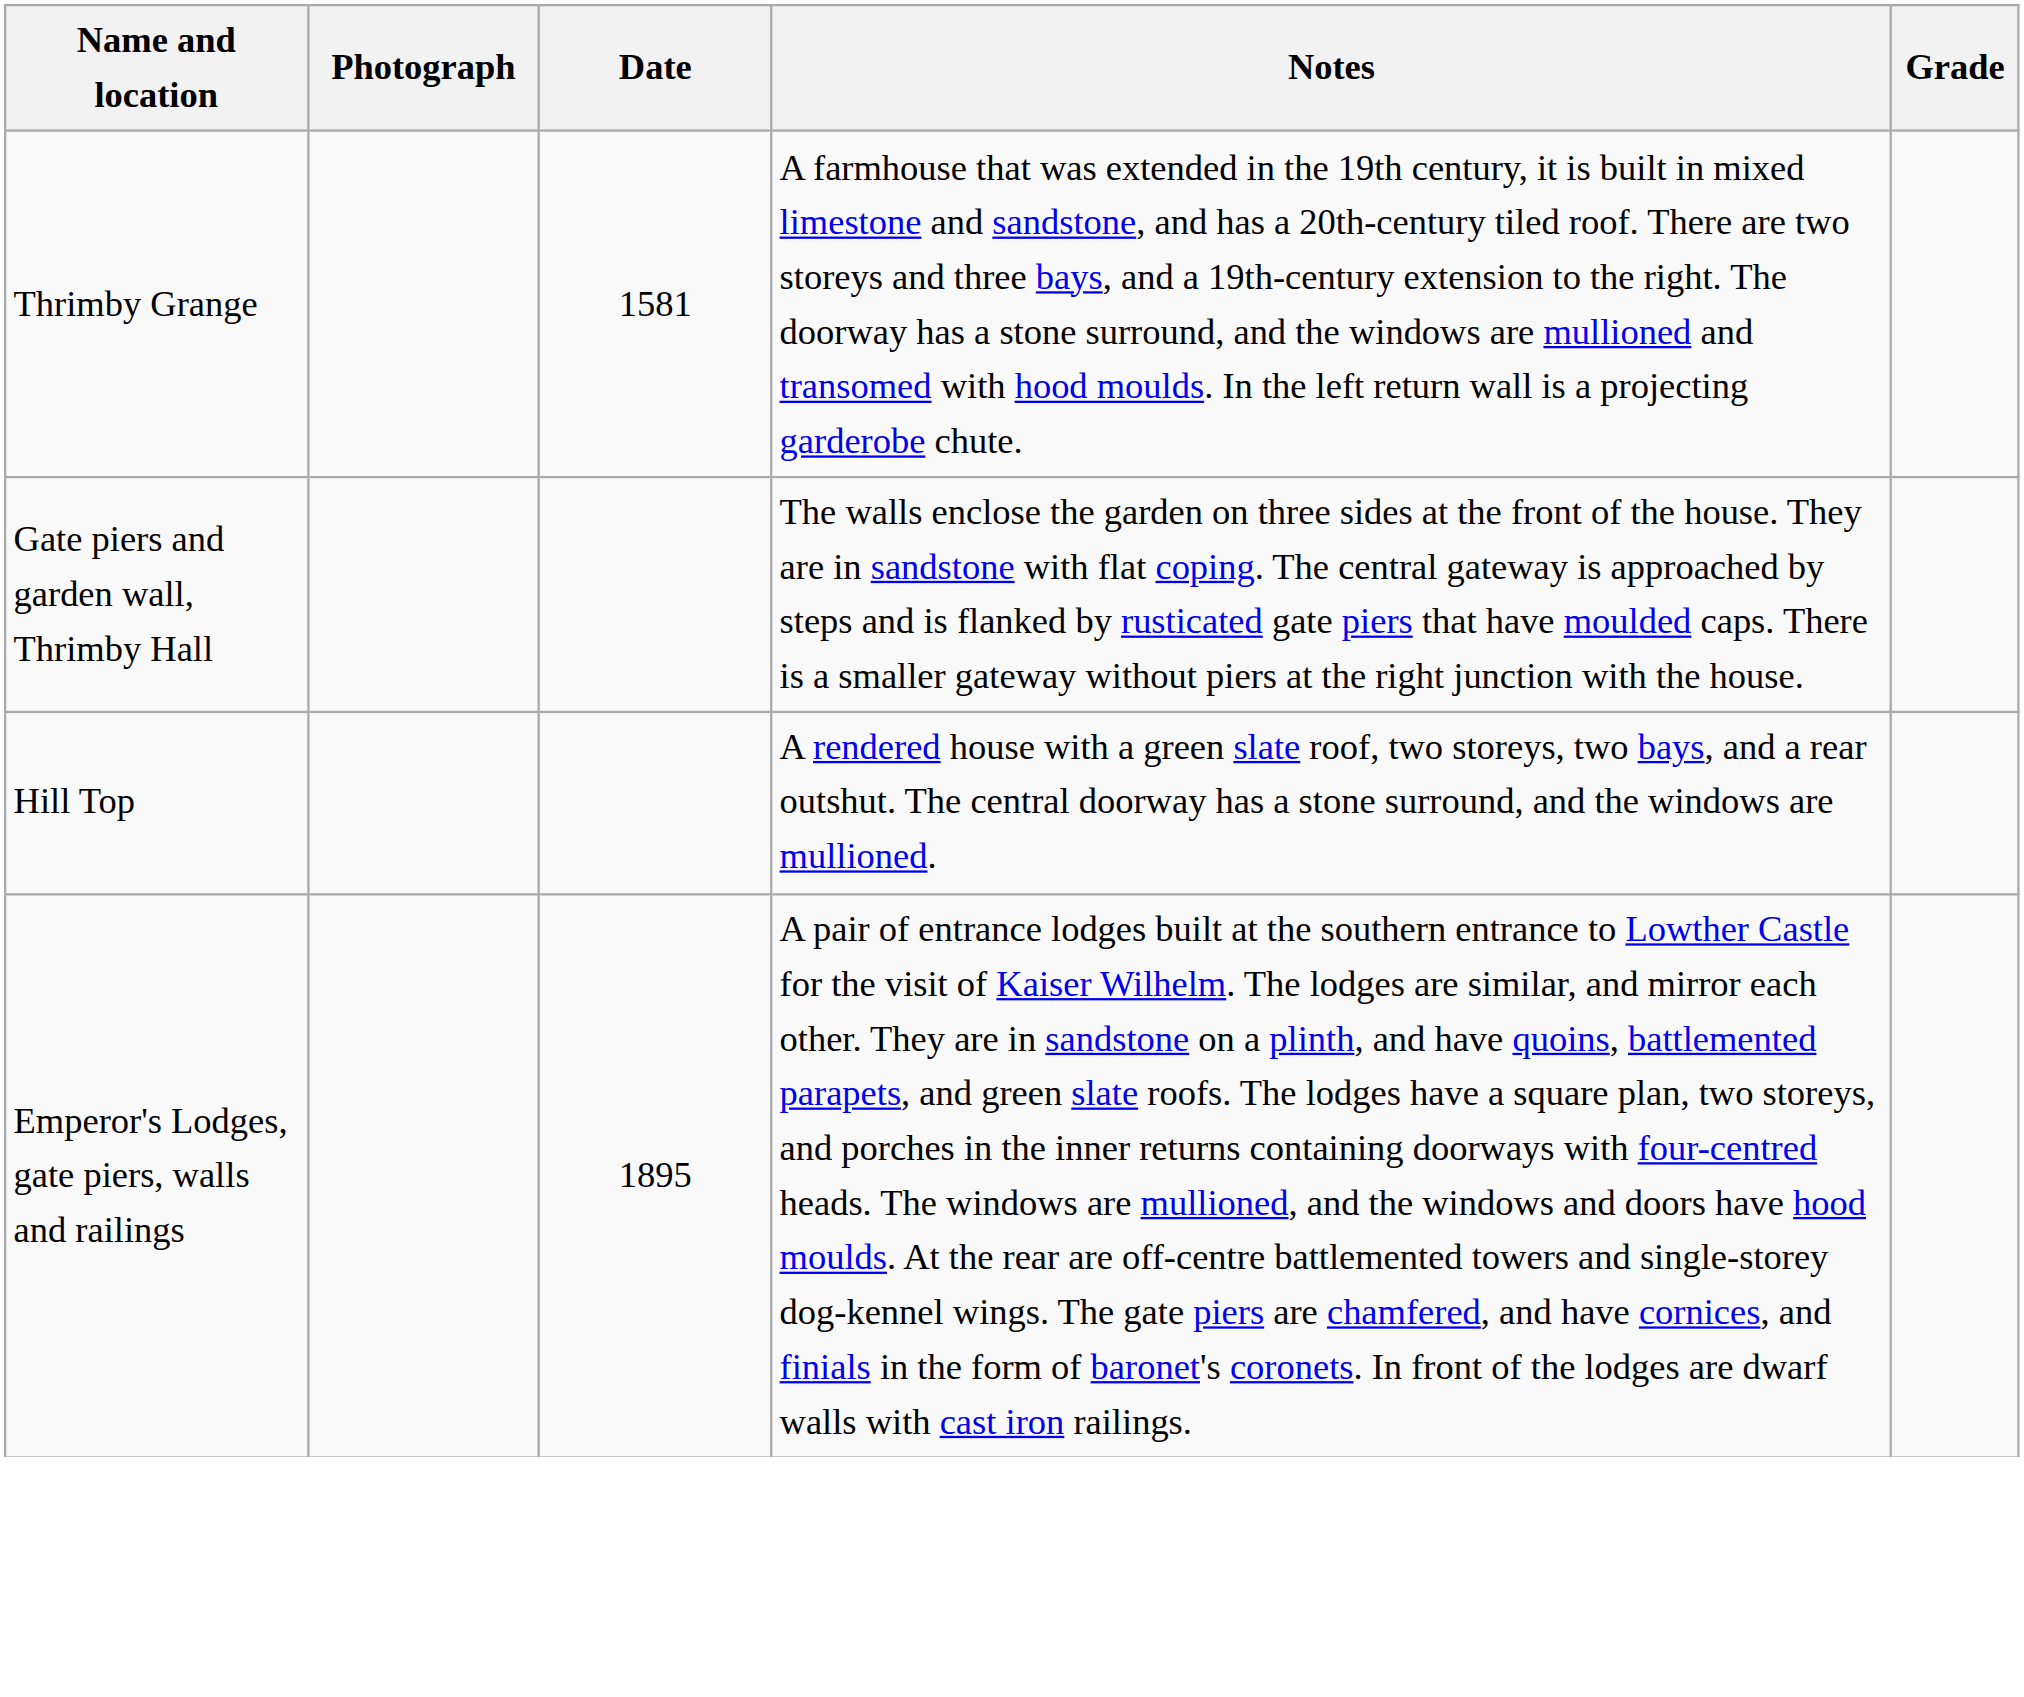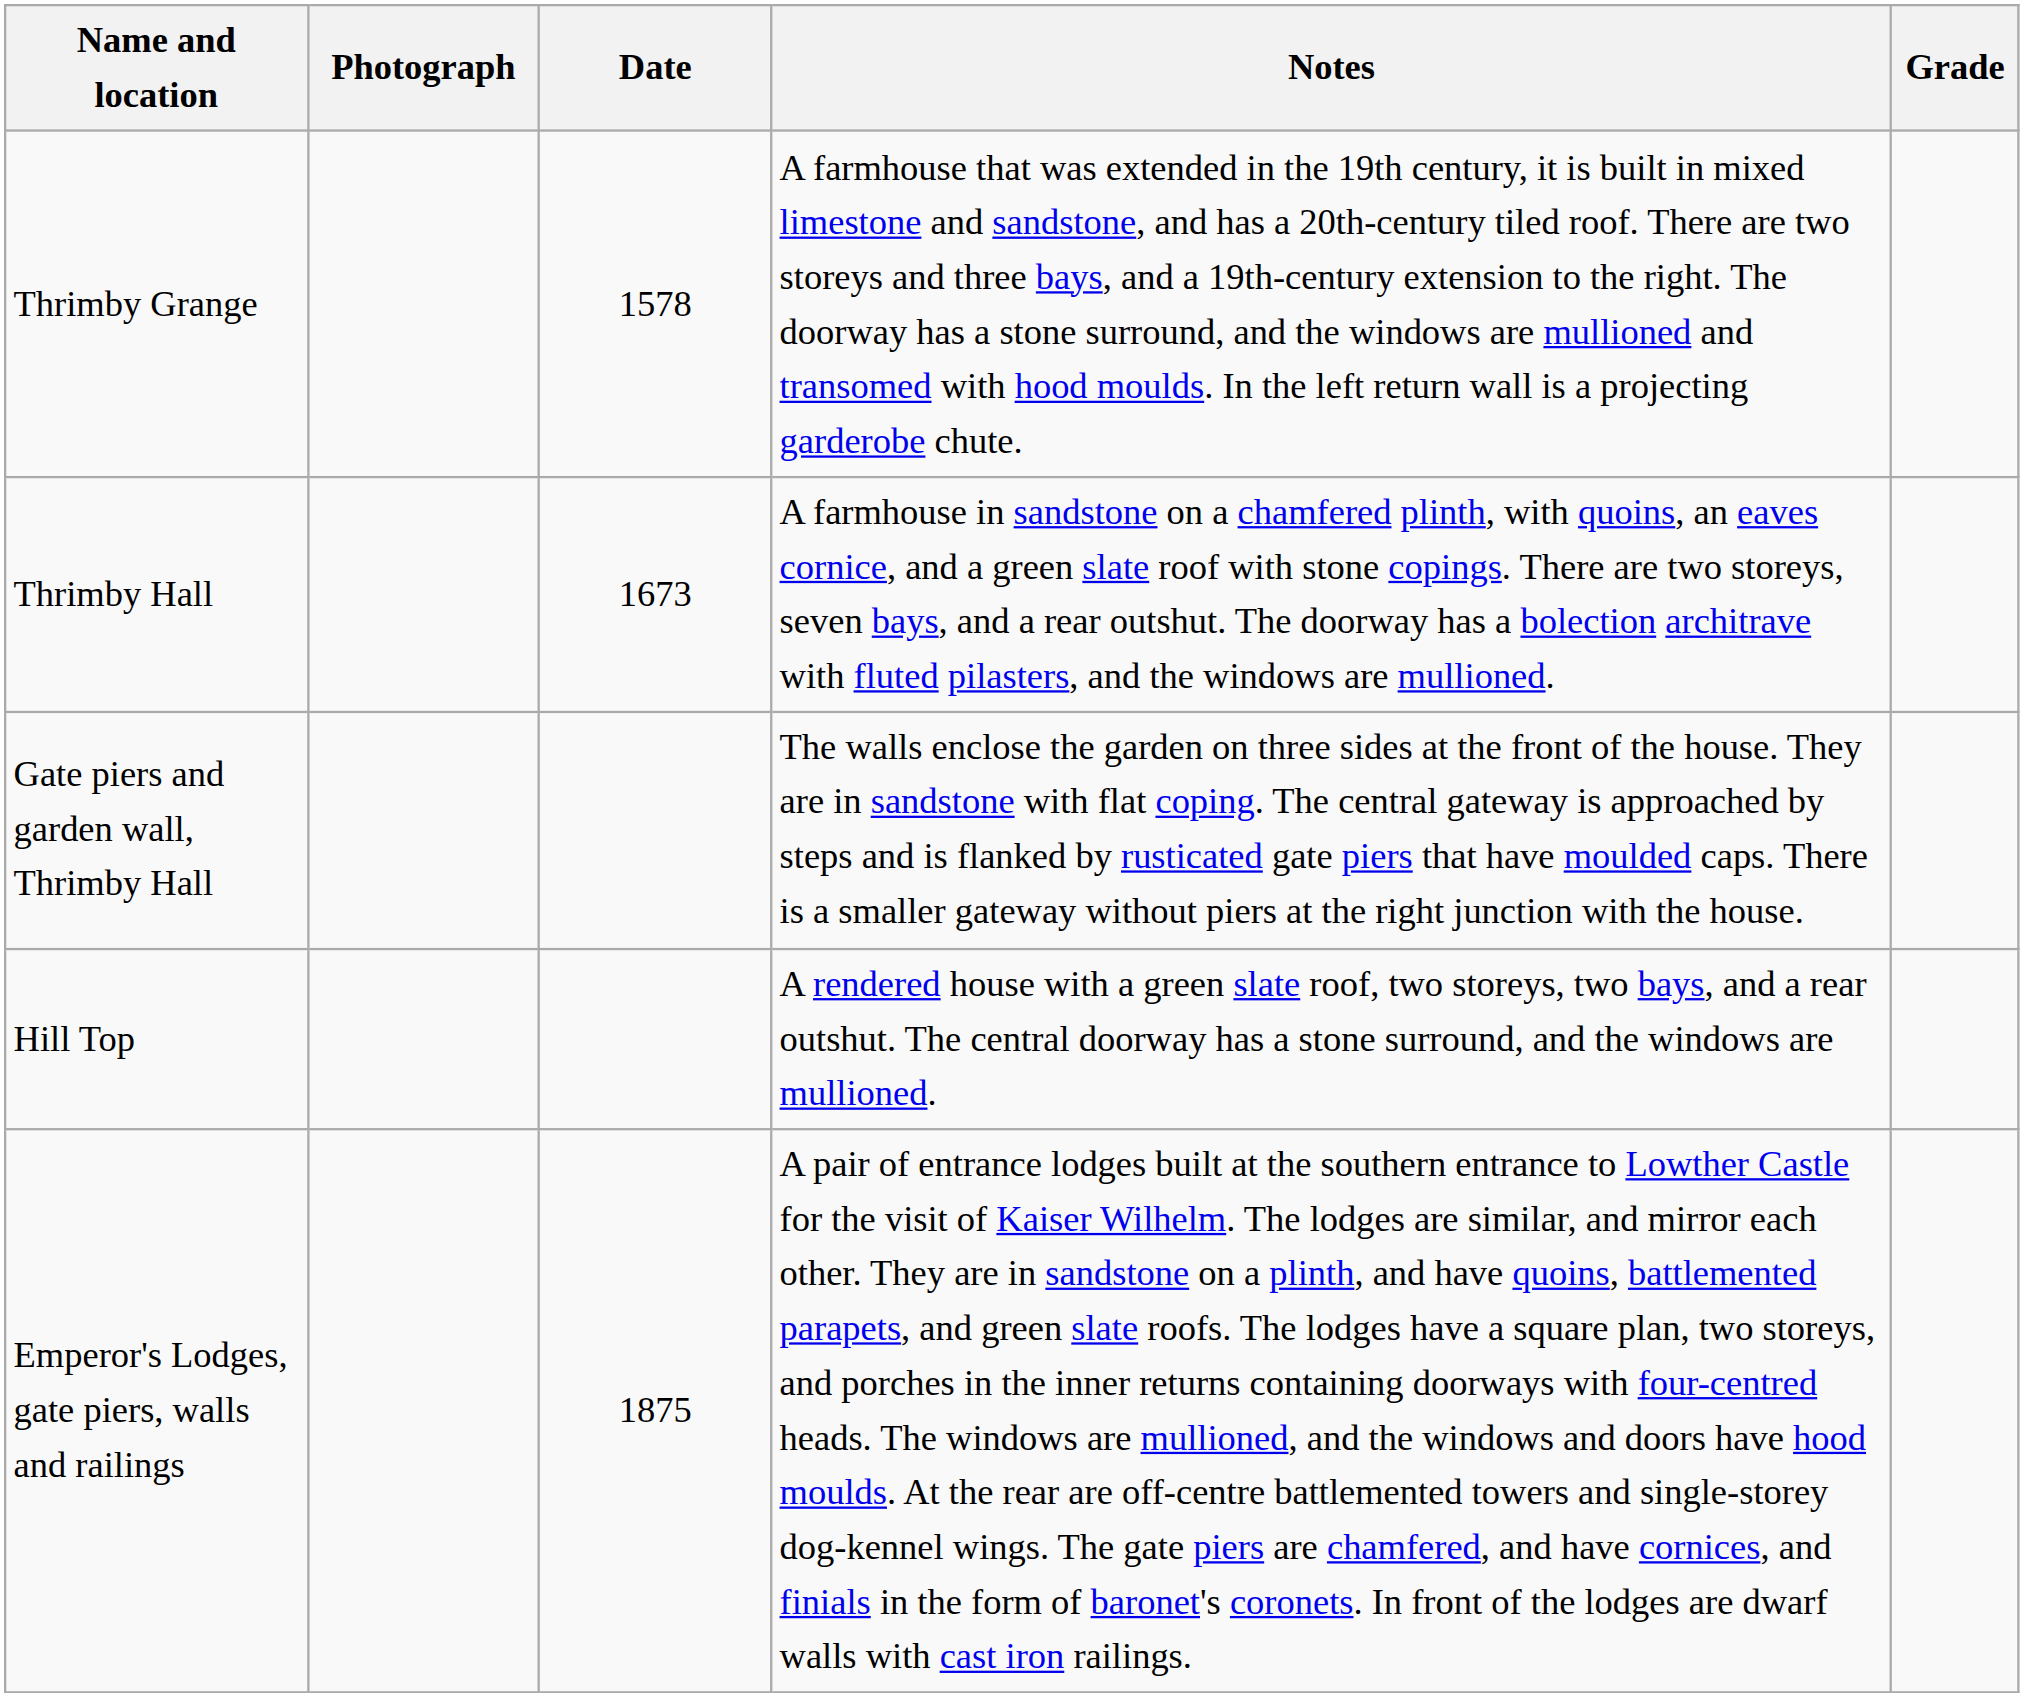(655, 303) 1581 -> (655, 303) 1578
+ row: (113, 593)
(655, 1174) 1895 -> (655, 1410) 1875
